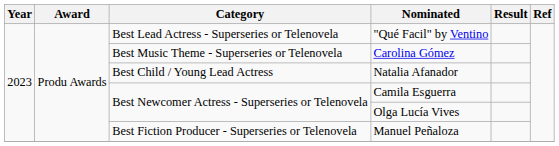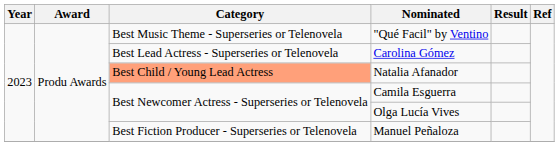(225, 33) Best Lead Actress - Superseries or Telenovela -> (227, 33) Best Music Theme - Superseries or Telenovela
(227, 53) Best Music Theme - Superseries or Telenovela -> (225, 53) Best Lead Actress - Superseries or Telenovela
(193, 72) no background -> (193, 72) lightsalmon background
